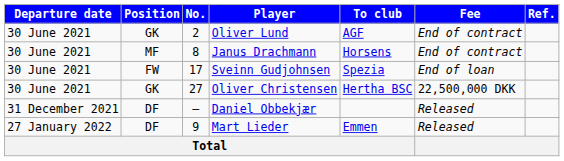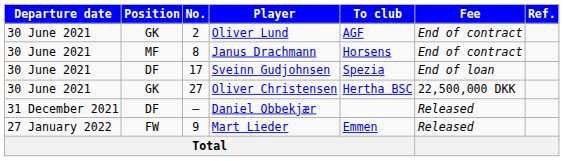(152, 70) FW -> (152, 70) DF
(152, 127) DF -> (152, 127) FW
